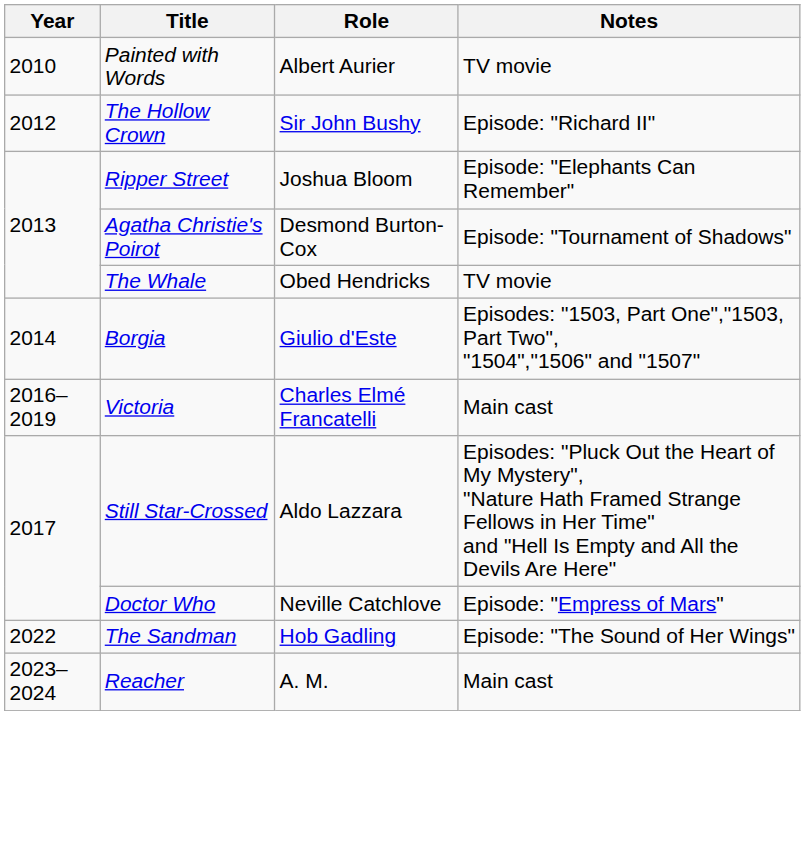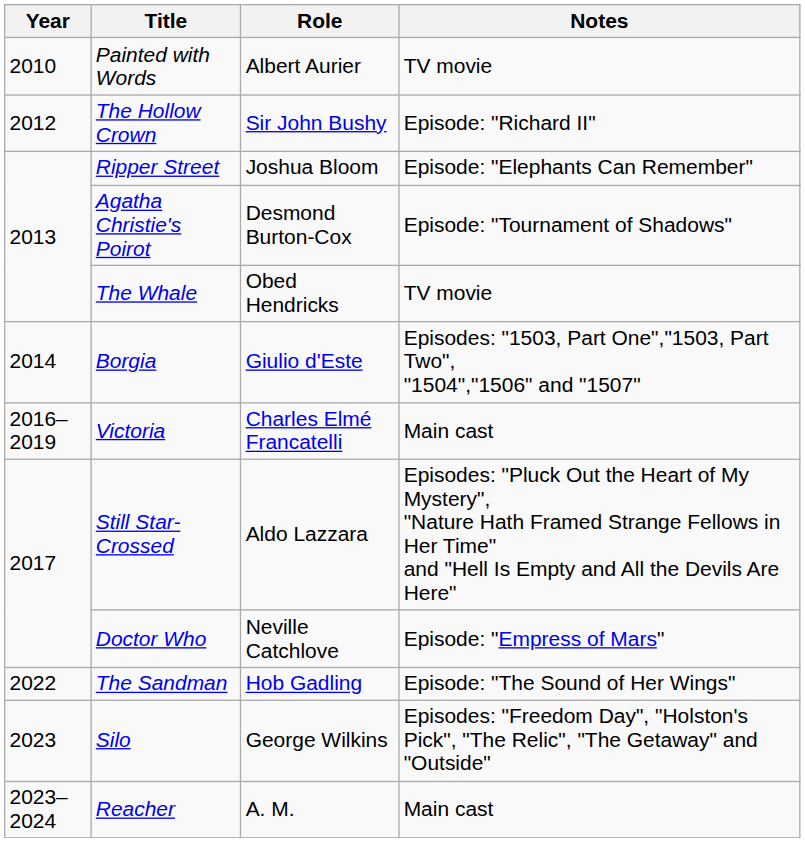+ row: (113, 740)
